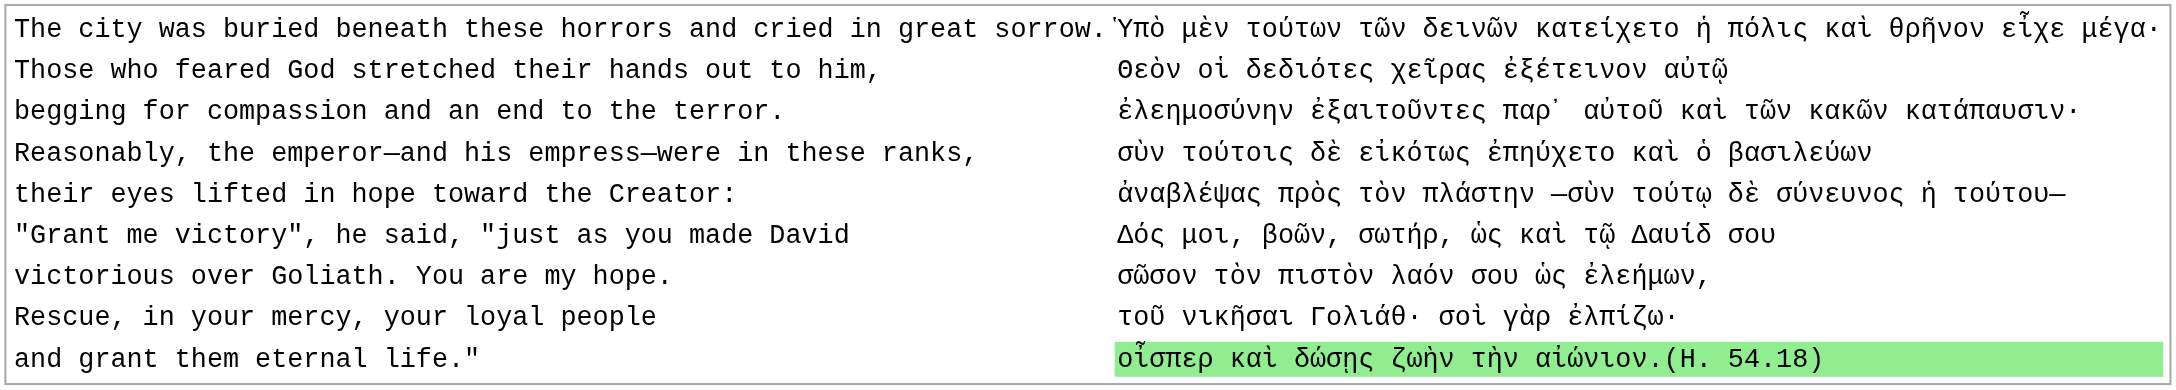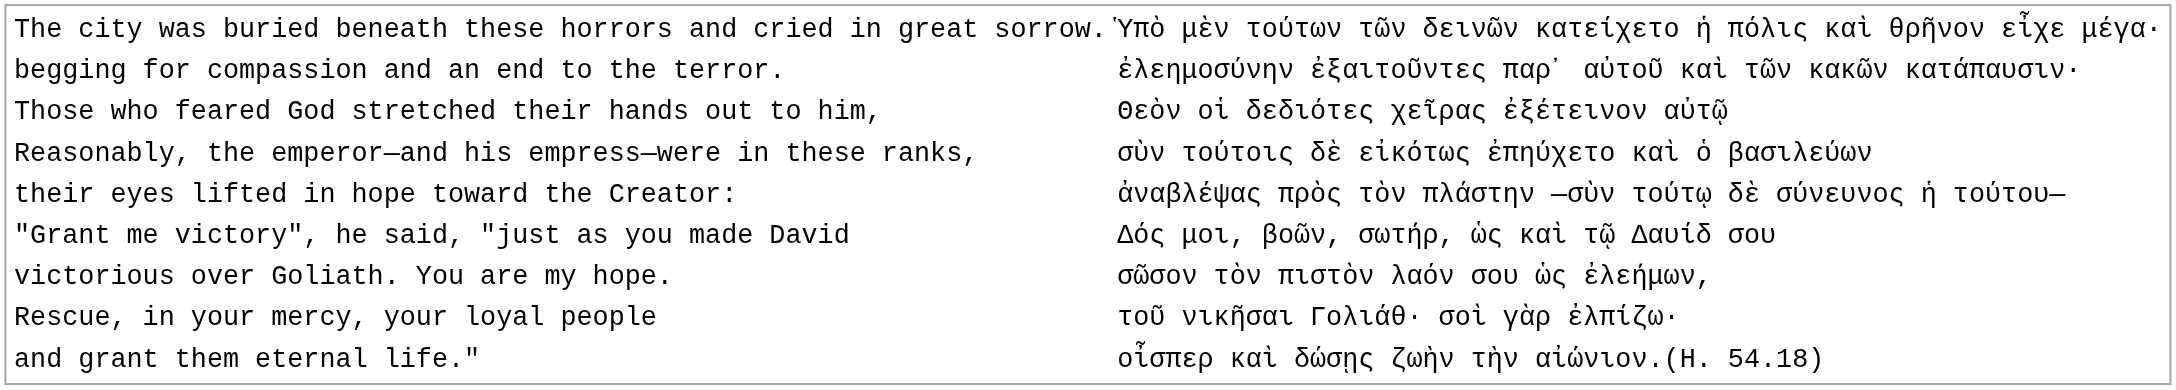rows swapped: (448, 71) <-> (400, 112)
(1471, 359) lightgreen background -> (1471, 359) no background
